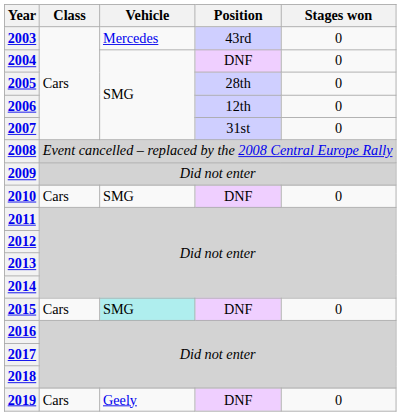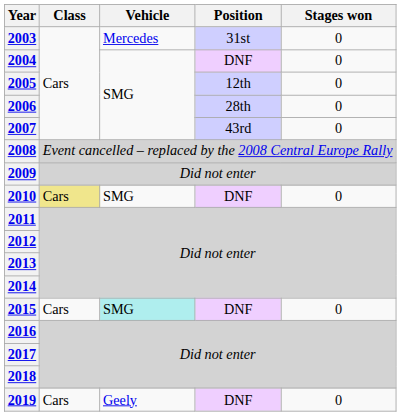(238, 38) 43rd -> (238, 38) 31st
(238, 83) 28th -> (238, 83) 12th
(238, 106) 12th -> (238, 106) 28th
(238, 128) 31st -> (238, 128) 43rd
(56, 196) no background -> (56, 196) khaki background
